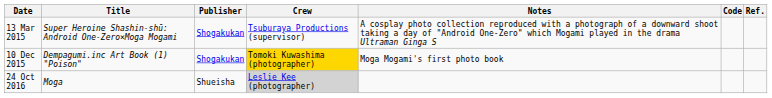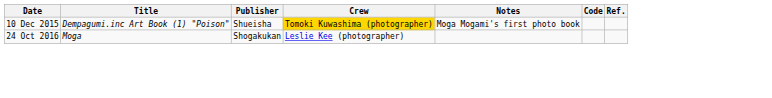- row: (21, 33)
(220, 59) Shogakukan -> (252, 24) Shueisha
(216, 82) Shueisha -> (257, 37) Shogakukan
(282, 82) lightgrey background -> (345, 37) no background
